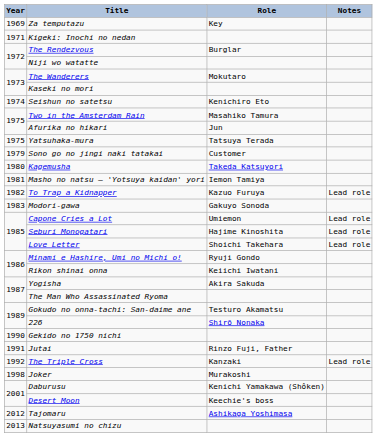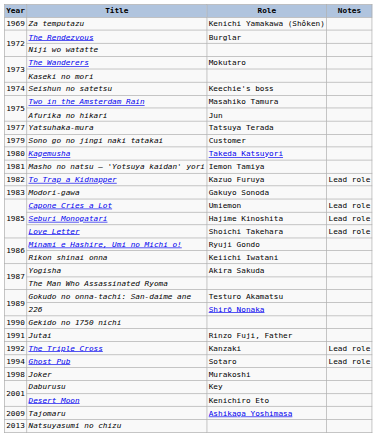(216, 23) Key -> (267, 23) Kenichi Yamakawa (Shôken)
- row: (82, 36)
(239, 101) Kenichiro Eto -> (241, 88) Keechie's boss
(15, 140) 1975 -> (15, 127) 1977
+ row: (49, 361)
(267, 387) Kenichi Yamakawa (Shôken) -> (216, 387) Key
(241, 400) Keechie's boss -> (239, 400) Kenichiro Eto
(15, 413) 2012 -> (15, 413) 2009
